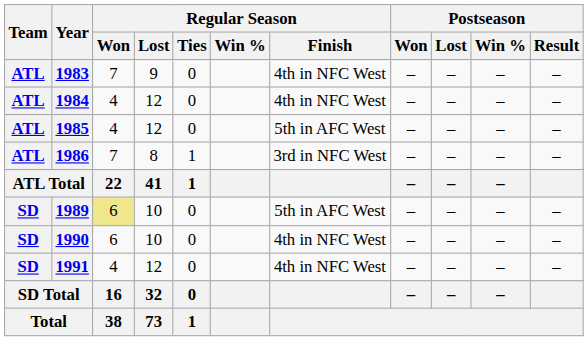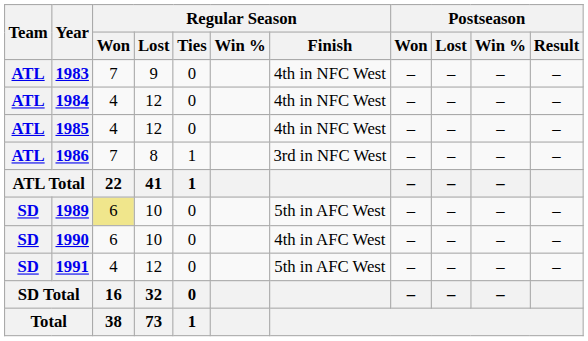(330, 128) 5th in AFC West -> (330, 128) 4th in NFC West
(330, 239) 4th in NFC West -> (330, 239) 4th in AFC West
(330, 266) 4th in NFC West -> (330, 266) 5th in AFC West
